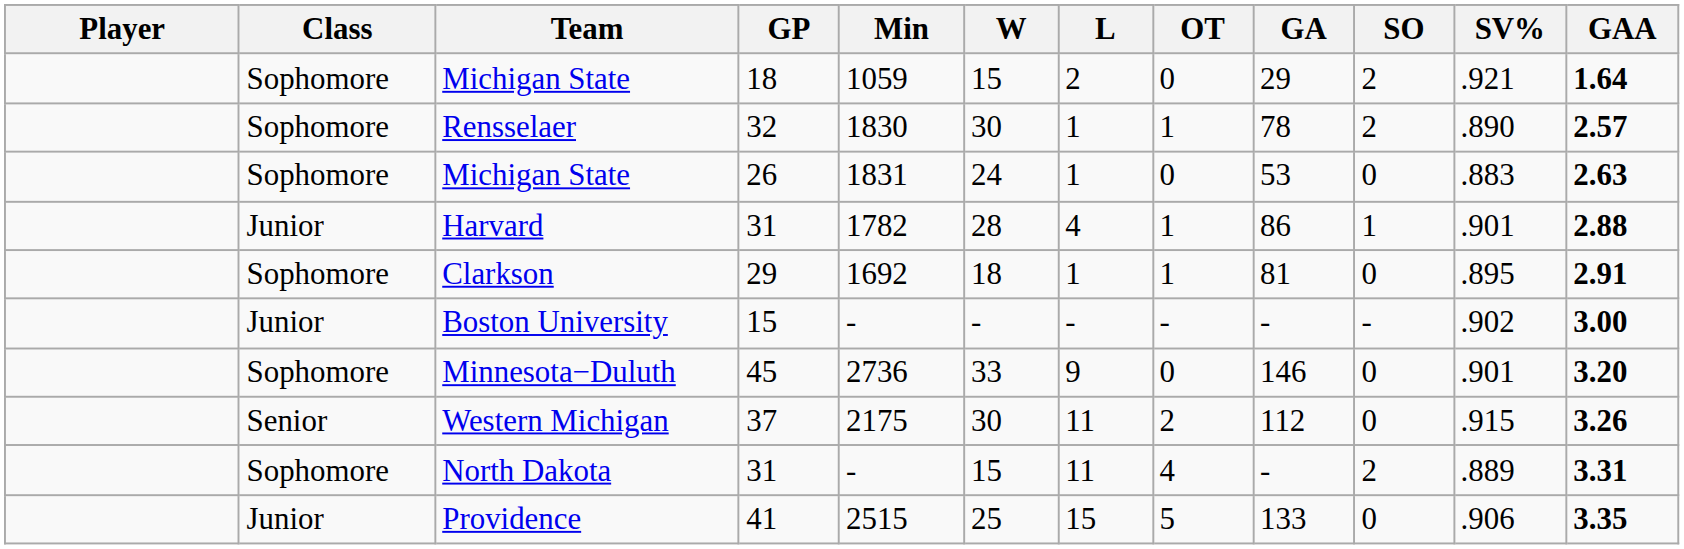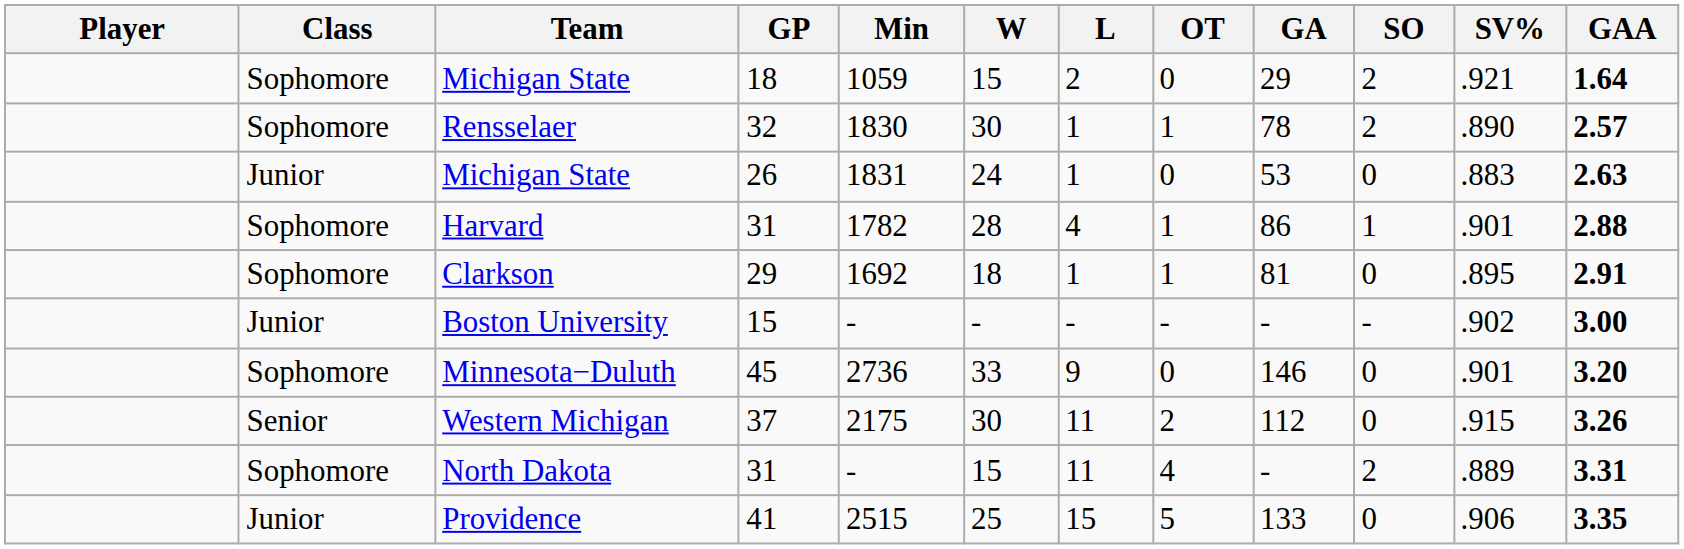(318, 175) Sophomore -> (285, 175) Junior
(285, 224) Junior -> (318, 224) Sophomore
